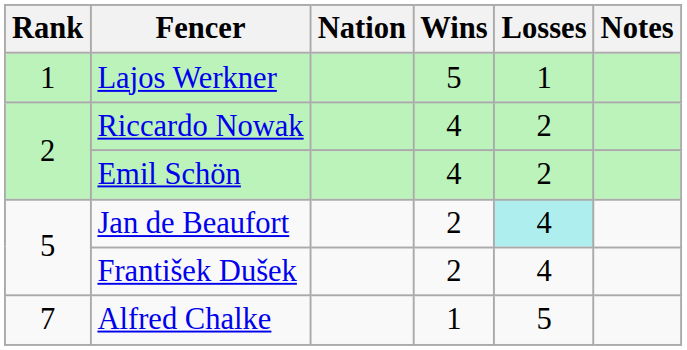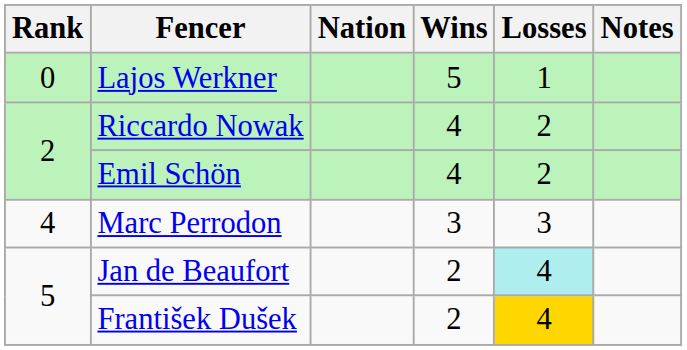(48, 77) 1 -> (48, 77) 0
+ row: (190, 222)
(544, 271) no background -> (544, 319) gold background
- row: (184, 319)
